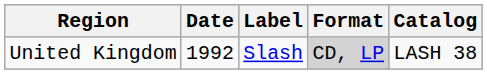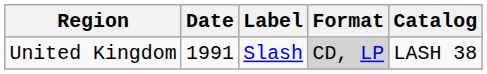(210, 53) 1992 -> (210, 53) 1991
